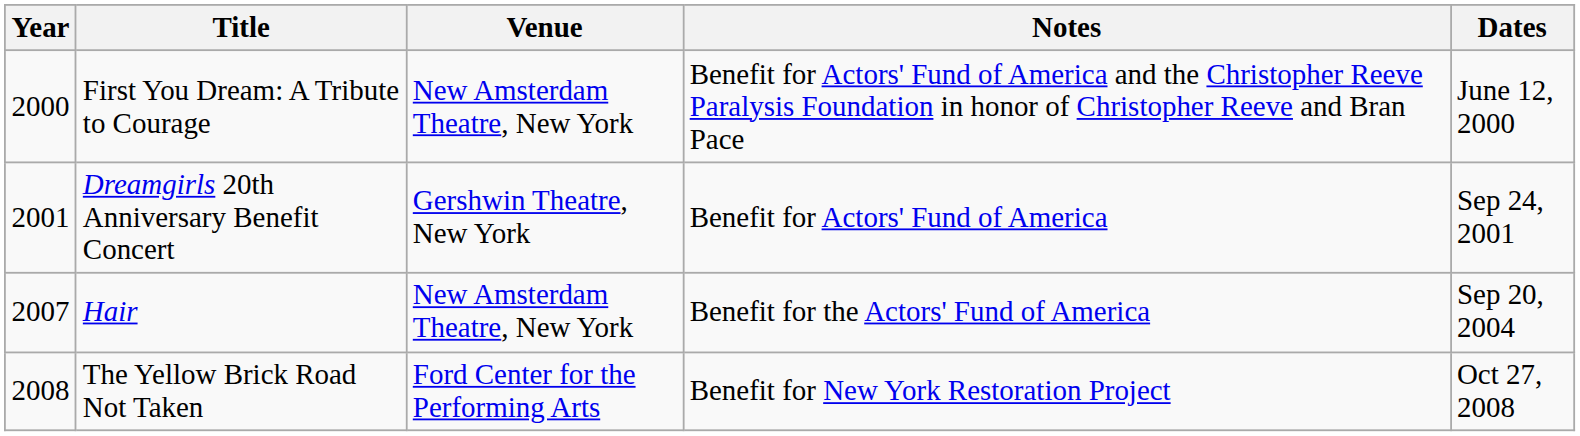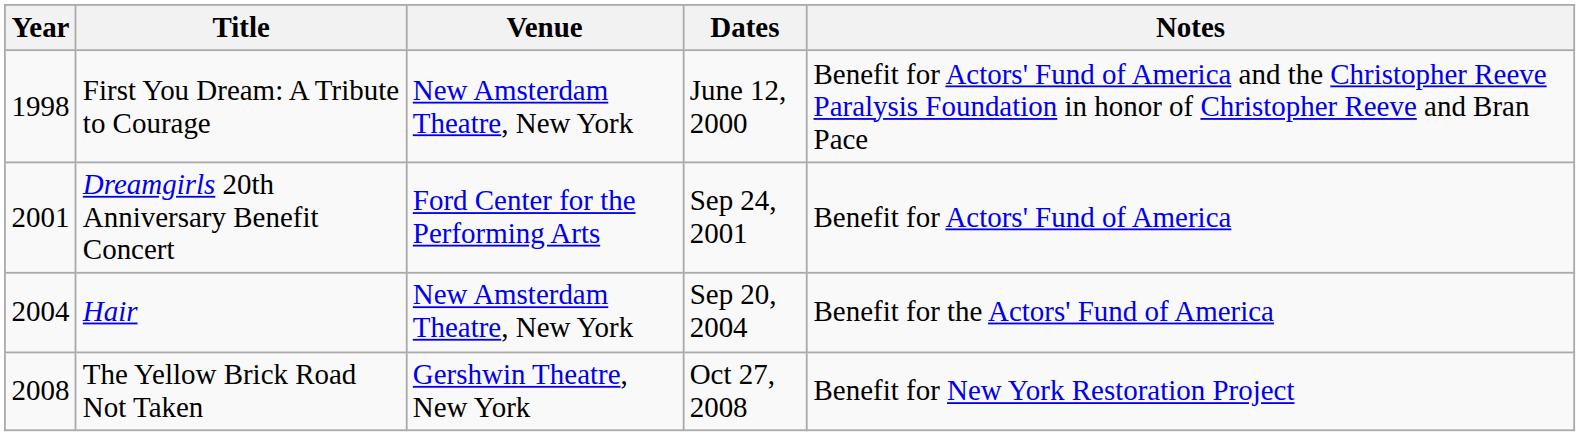columns swapped: (1512, 27) <-> (1067, 27)
(41, 105) 2000 -> (41, 105) 1998
(520, 217) Gershwin Theatre, New York -> (524, 217) Ford Center for the Performing Arts
(41, 311) 2007 -> (41, 311) 2004
(524, 390) Ford Center for the Performing Arts -> (520, 390) Gershwin Theatre, New York
